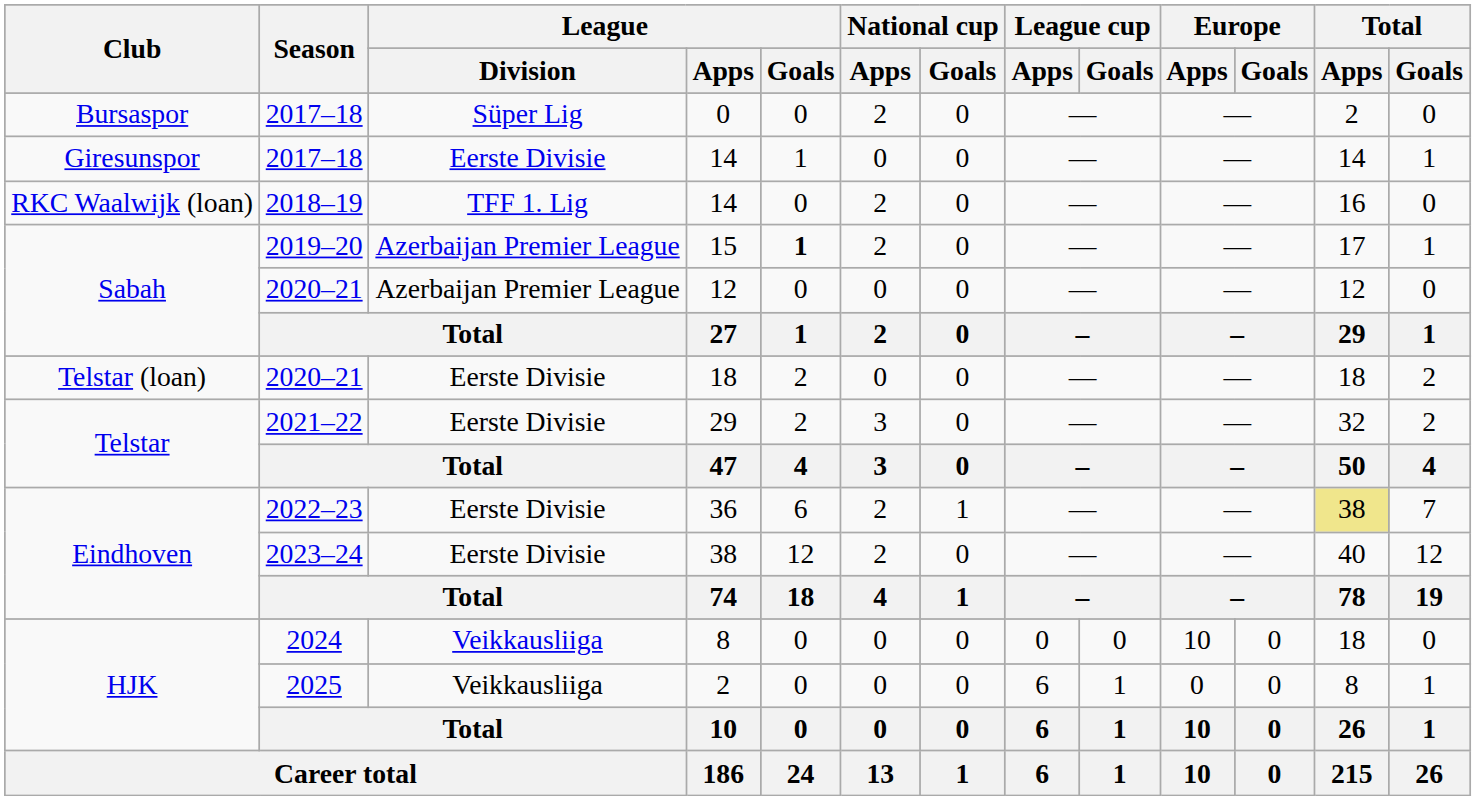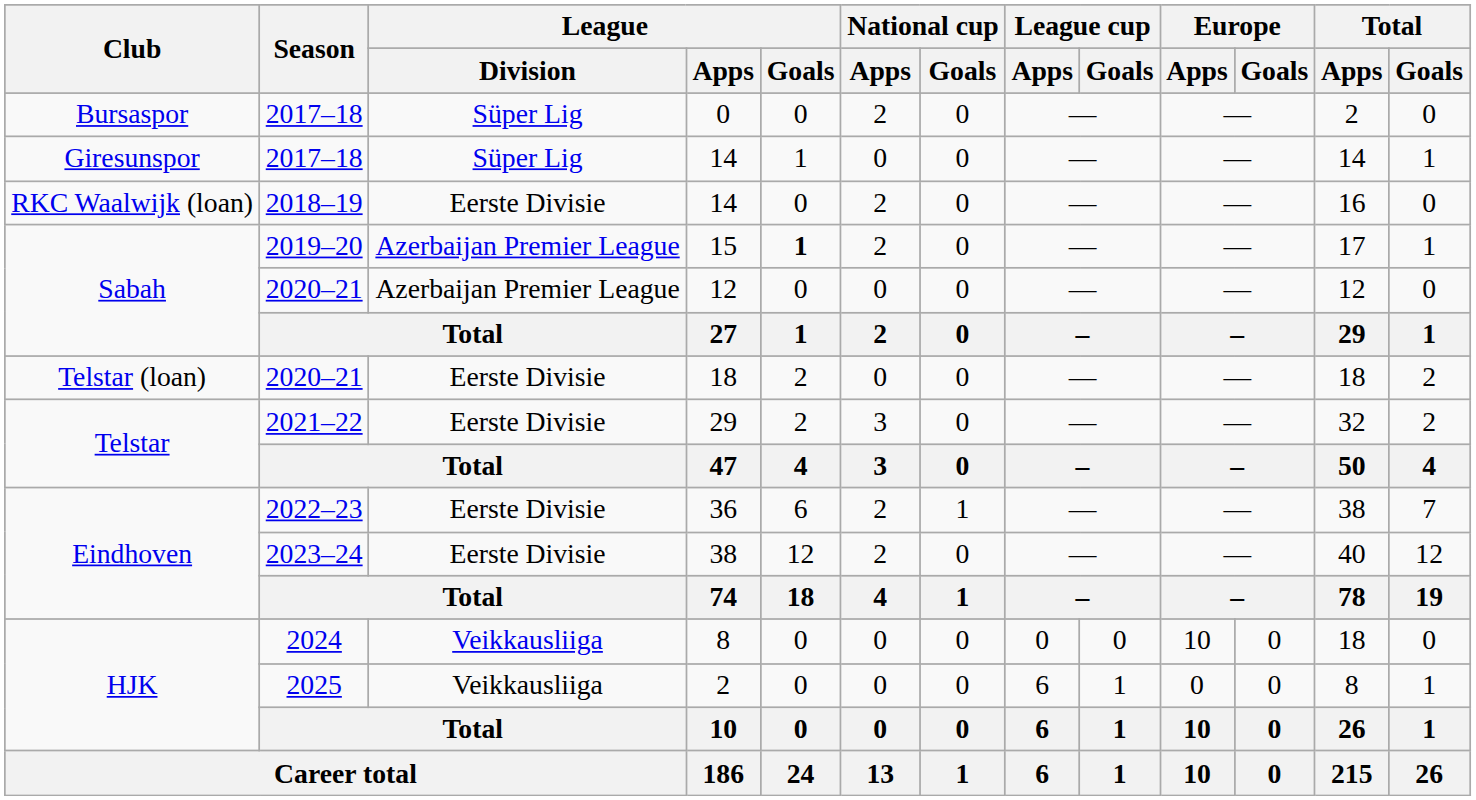(528, 158) Eerste Divisie -> (528, 158) Süper Lig
(528, 202) TFF 1. Lig -> (528, 202) Eerste Divisie
(1352, 509) khaki background -> (1352, 509) no background
